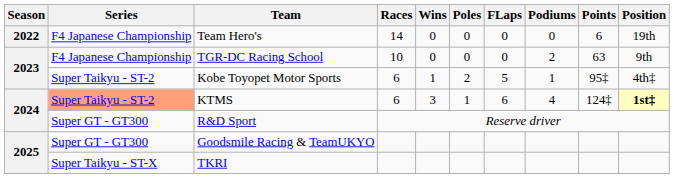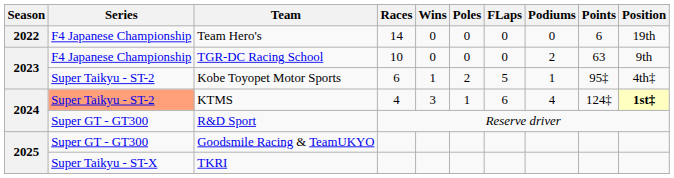(396, 100) 6 -> (396, 100) 4
